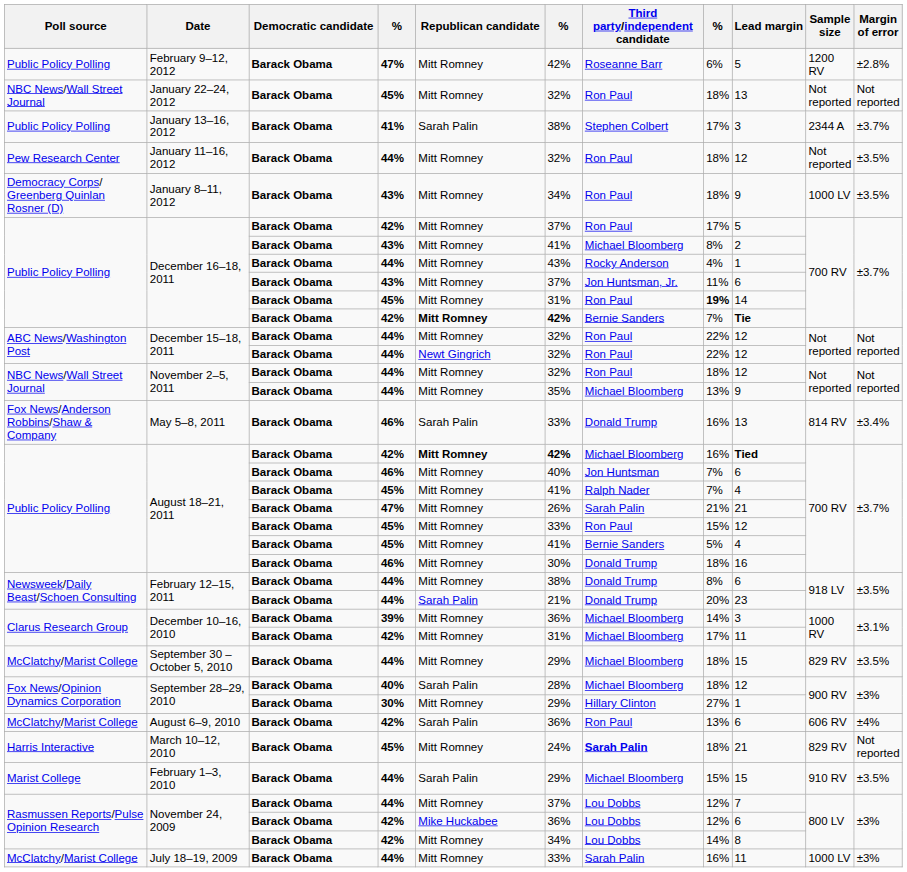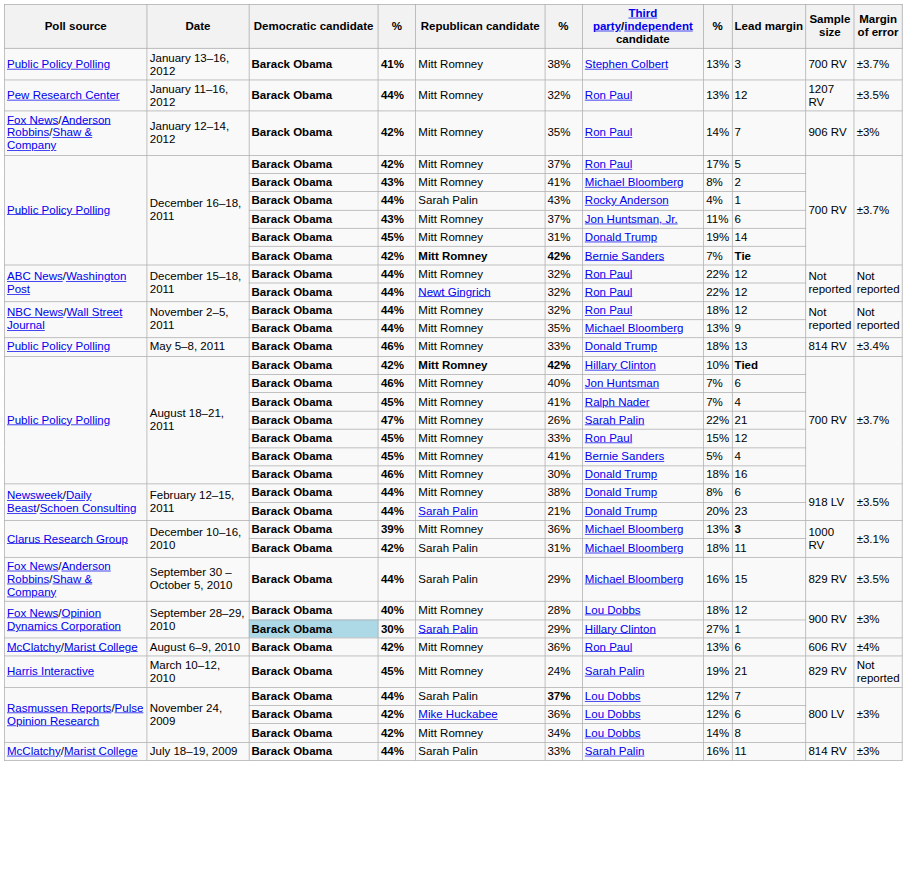- row: (189, 64)
- row: (189, 95)
(448, 126) Sarah Palin -> (451, 64) Mitt Romney
(718, 126) 17% -> (718, 64) 13%
(826, 126) 2344 A -> (828, 64) 700 RV
(718, 157) 18% -> (718, 95) 13%
(830, 157) Not reported -> (821, 95) 1207 RV
+ row: (189, 133)
- row: (186, 195)
(451, 263) Mitt Romney -> (448, 201) Sarah Palin
(609, 300) Ron Paul -> (621, 237) Donald Trump
(718, 300) bold -> (718, 237) normal
(59, 422) Fox News/Anderson Robbins/Shaw & Company -> (59, 347) Public Policy Polling
(448, 422) Sarah Palin -> (451, 347) Mitt Romney
(718, 422) 16% -> (718, 347) 18%
(634, 453) Michael Bloomberg -> (620, 365) Hillary Clinton
(718, 453) 16% -> (718, 365) 10%
(718, 508) 21% -> (718, 420) 22%
(718, 618) 14% -> (718, 529) 13%
(738, 618) normal -> (738, 529) bold
(451, 636) Mitt Romney -> (448, 548) Sarah Palin
(718, 636) 17% -> (718, 548) 18%
(72, 661) McClatchy/Marist College -> (59, 579) Fox News/Anderson Robbins/Shaw & Company
(451, 661) Mitt Romney -> (448, 579) Sarah Palin
(718, 661) 18% -> (718, 579) 16%
(448, 686) Sarah Palin -> (451, 610) Mitt Romney
(634, 686) Michael Bloomberg -> (613, 610) Lou Dobbs
(292, 704) no background -> (292, 628) lightblue background
(451, 704) Mitt Romney -> (448, 628) Sarah Palin
(448, 722) Sarah Palin -> (451, 647) Mitt Romney
(616, 747) bold -> (615, 671) normal
(718, 747) 18% -> (718, 671) 19%
- row: (186, 778)
(451, 803) Mitt Romney -> (448, 696) Sarah Palin
(559, 803) normal -> (559, 696) bold
(451, 858) Mitt Romney -> (448, 751) Sarah Palin
(829, 858) 1000 LV -> (828, 751) 814 RV
